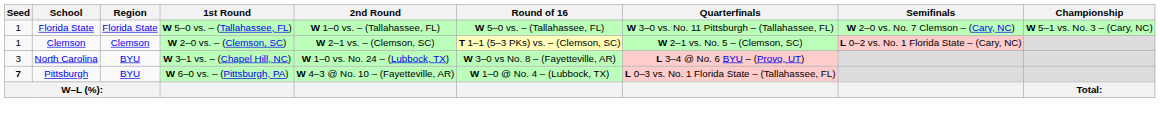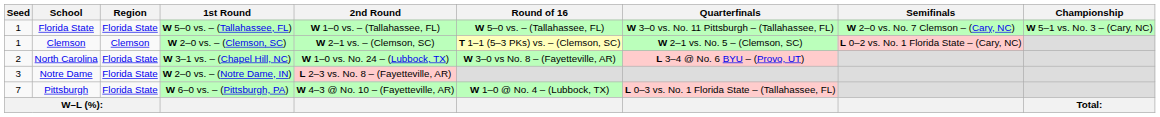(18, 59) 3 -> (18, 59) 2
(130, 59) BYU -> (130, 59) Florida State
+ row: (66, 74)
(18, 74) bold -> (18, 90) normal
(130, 74) BYU -> (130, 90) Florida State
